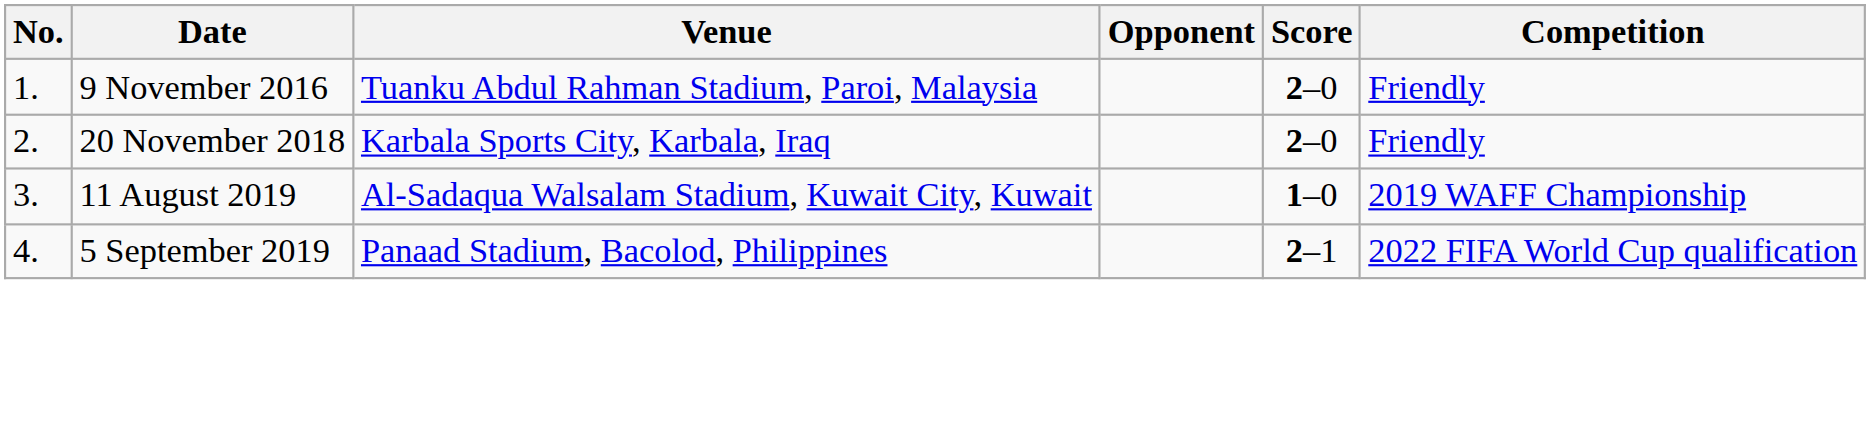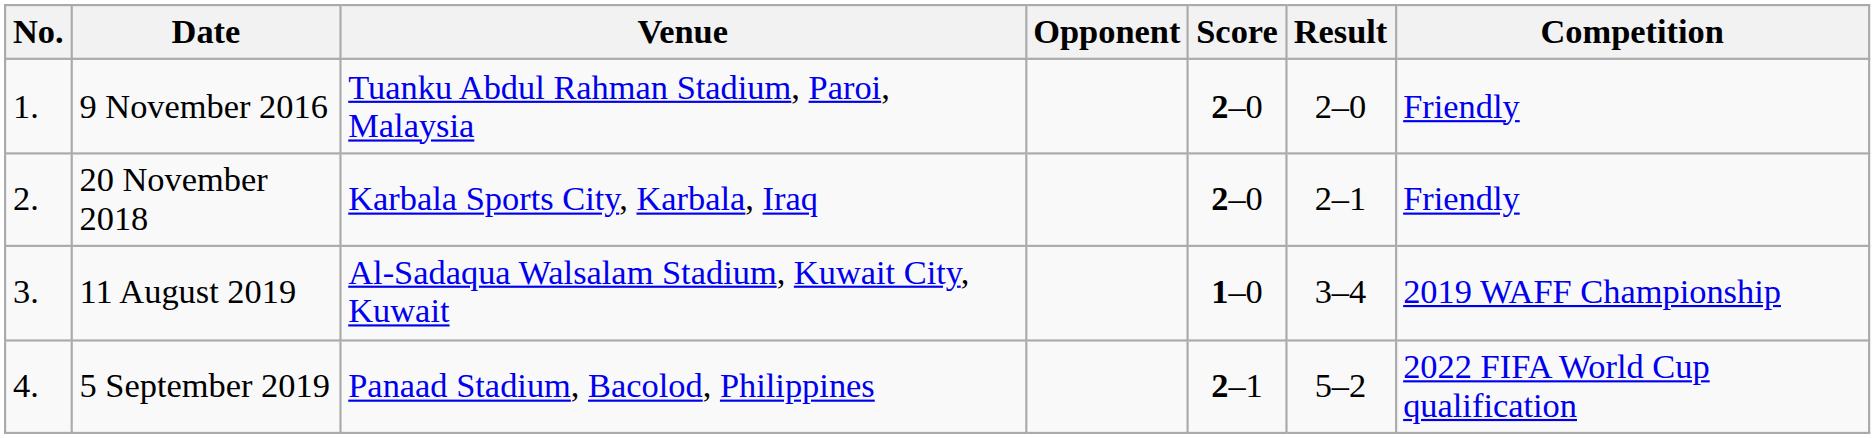+ column: (1340, 31)
